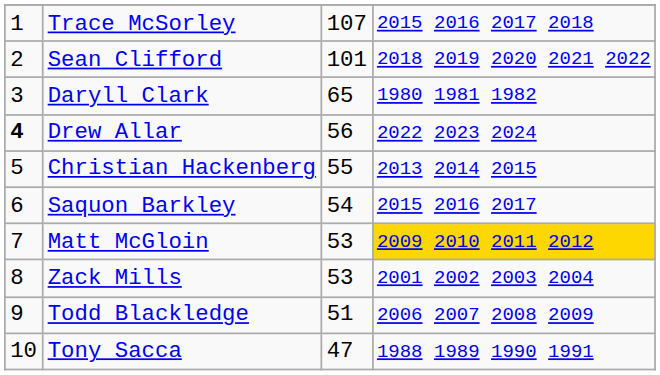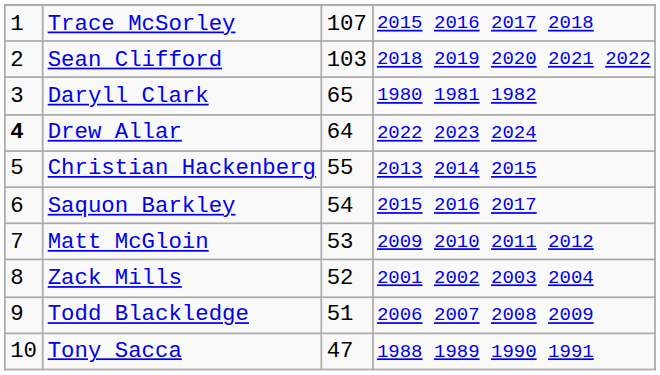(347, 60) 101 -> (347, 60) 103
(340, 132) 56 -> (340, 132) 64
(485, 242) gold background -> (485, 242) no background
(340, 278) 53 -> (340, 278) 52
